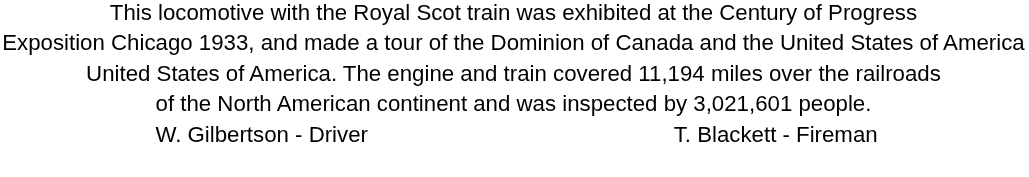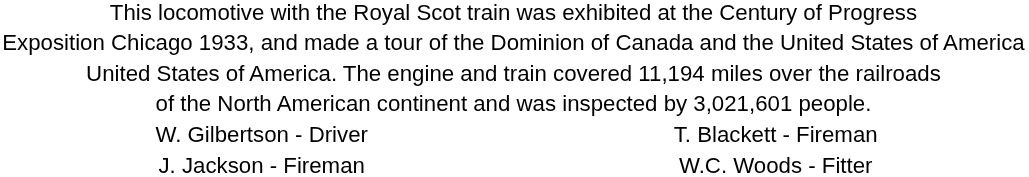+ row: (262, 165)
